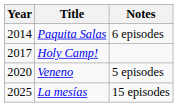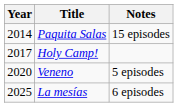(138, 33) 6 episodes -> (141, 33) 15 episodes
(141, 92) 15 episodes -> (138, 92) 6 episodes
